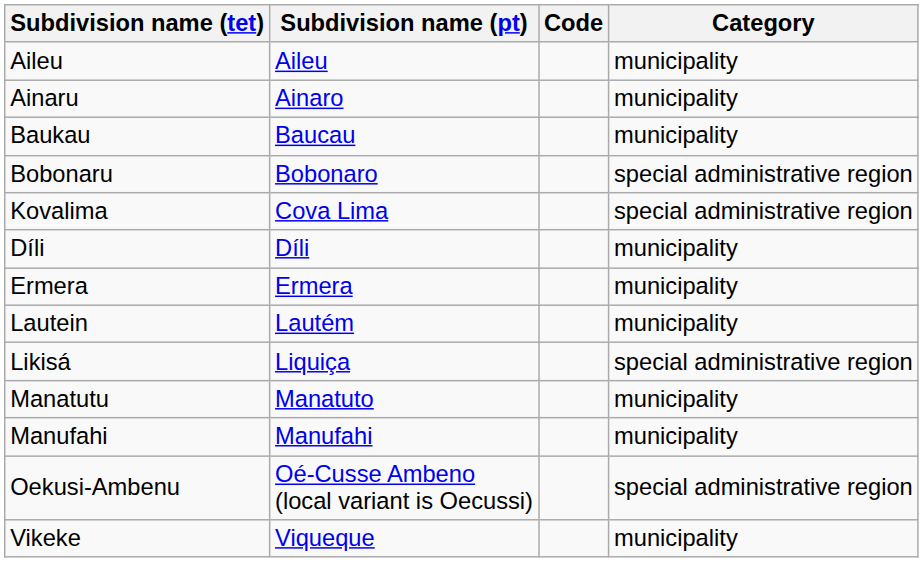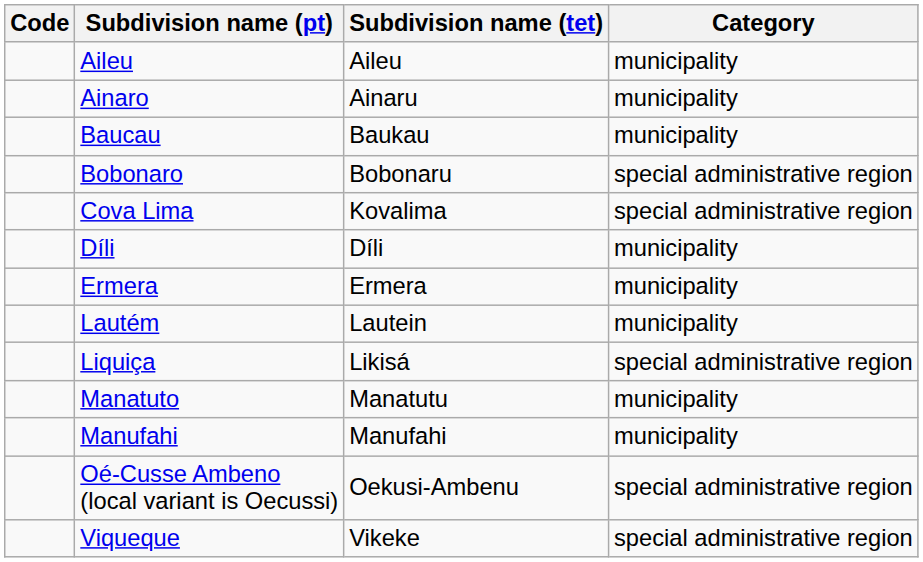columns swapped: (573, 23) <-> (137, 23)
(676, 538) municipality -> (763, 538) special administrative region
